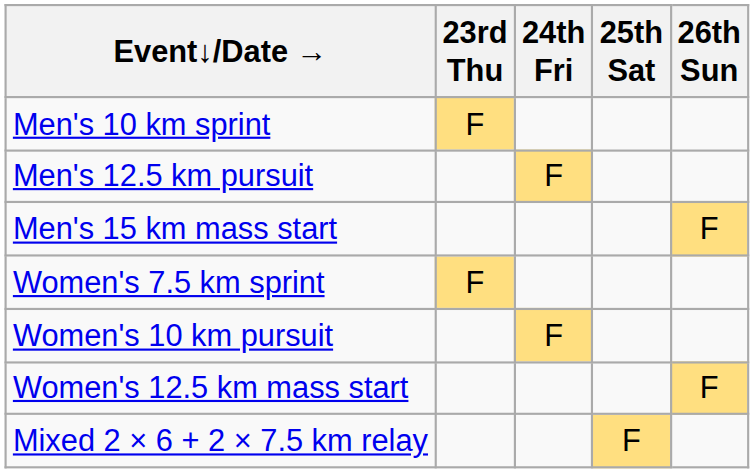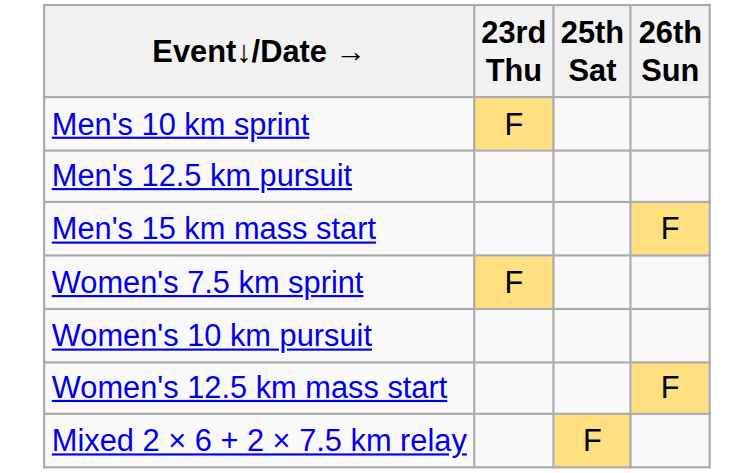- column: (554, 51)
